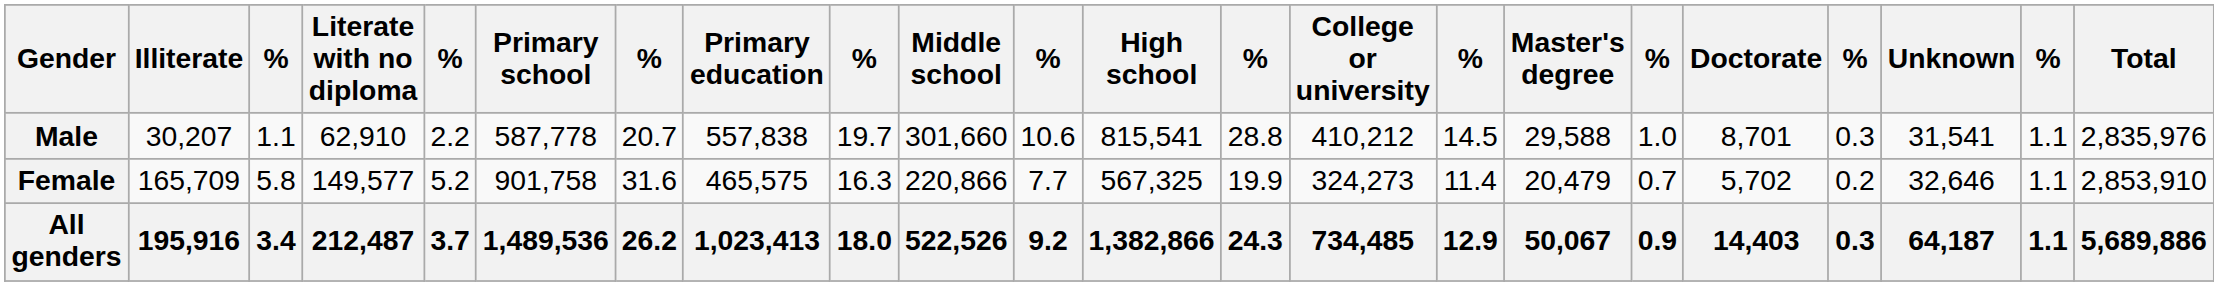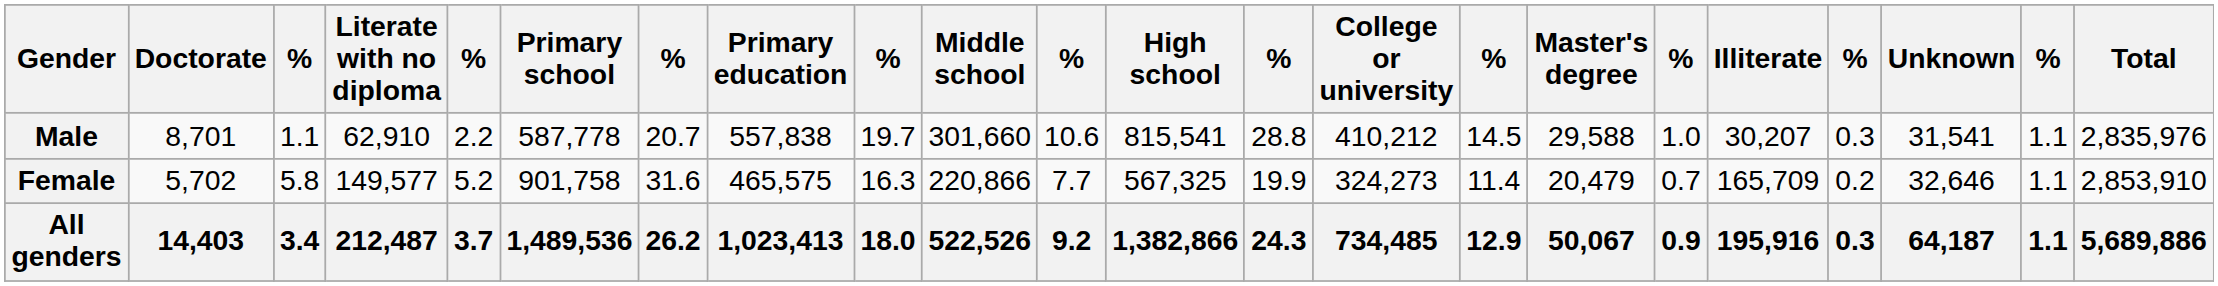columns swapped: (189, 58) <-> (1756, 58)
